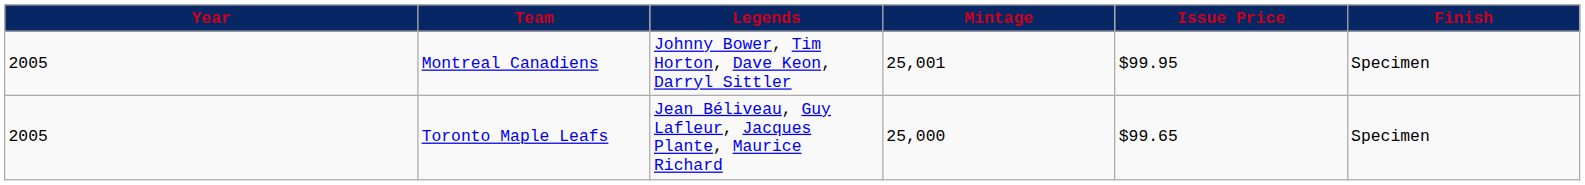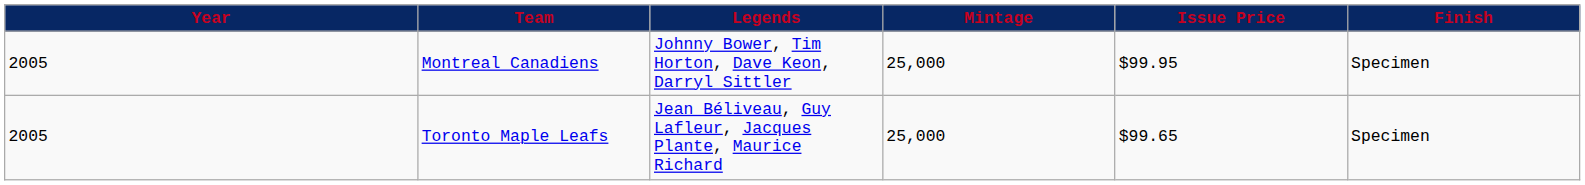(916, 64) 25,001 -> (916, 64) 25,000
